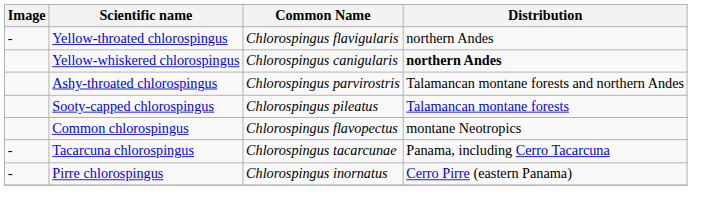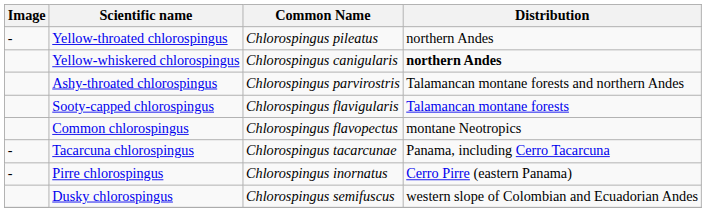(322, 38) Chlorospingus flavigularis -> (312, 38) Chlorospingus pileatus
(312, 106) Chlorospingus pileatus -> (322, 106) Chlorospingus flavigularis
+ row: (113, 196)
